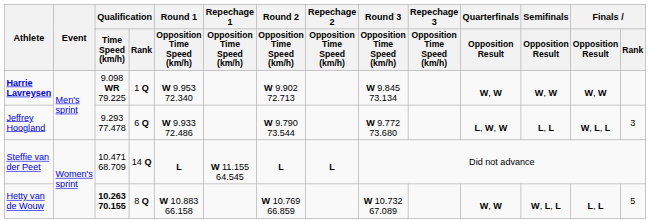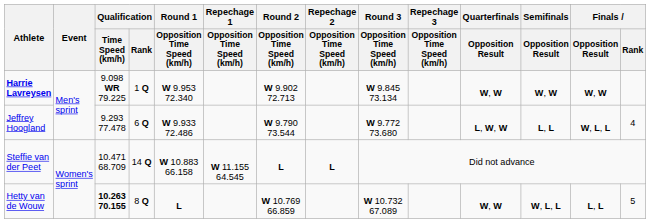(633, 123) 3 -> (633, 123) 4
(179, 167) L -> (179, 167) W 10.883 66.158
(179, 207) W 10.883 66.158 -> (179, 207) L
